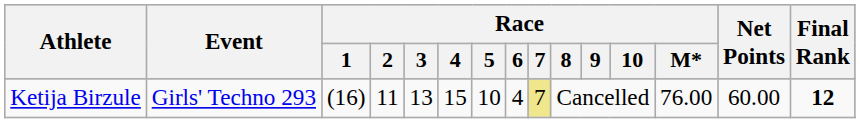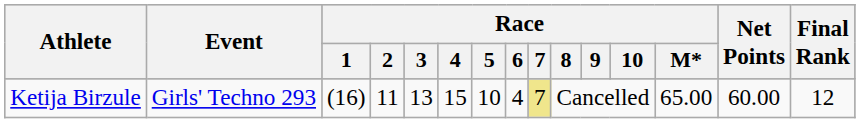(686, 98) 76.00 -> (686, 98) 65.00
(823, 98) bold -> (823, 98) normal
